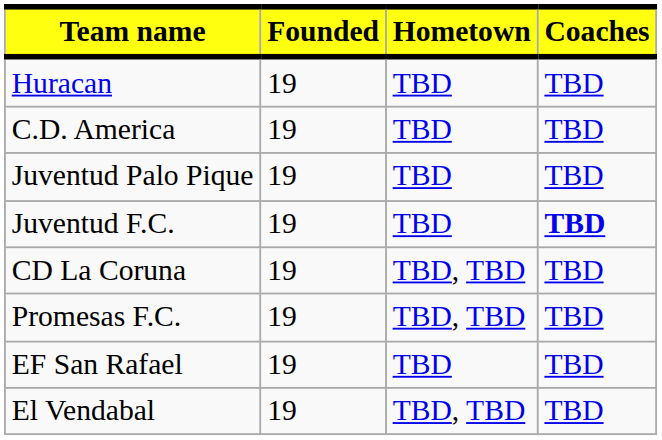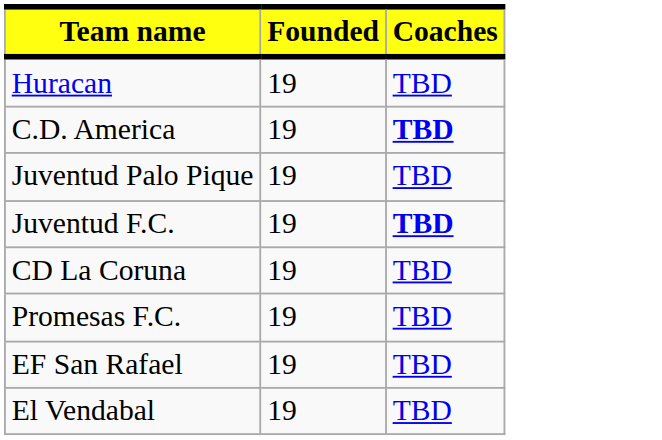- column: (462, 31)
(574, 129) normal -> (423, 129) bold
